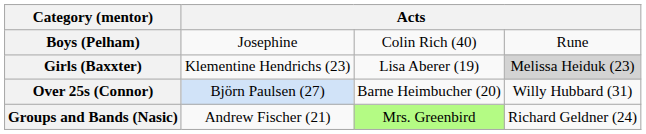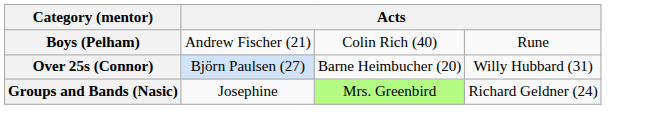(268, 42) Josephine -> (248, 42) Andrew Fischer (21)
- row: (93, 67)
(268, 117) Andrew Fischer (21) -> (248, 92) Josephine
